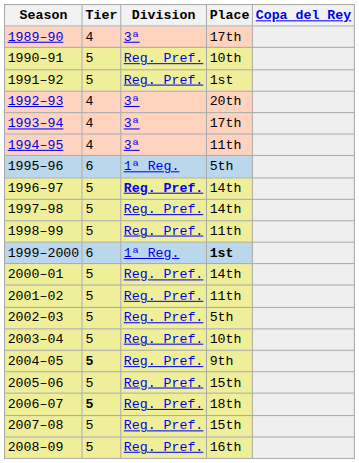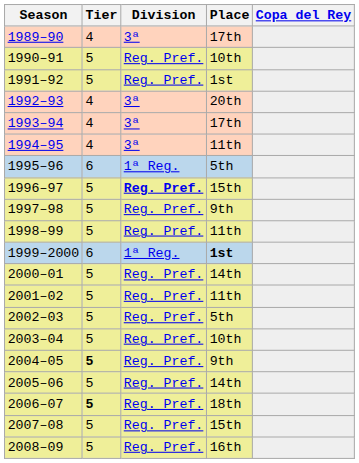(226, 188) 14th -> (226, 188) 15th
(226, 210) 14th -> (222, 210) 9th
(226, 383) 15th -> (226, 383) 14th
